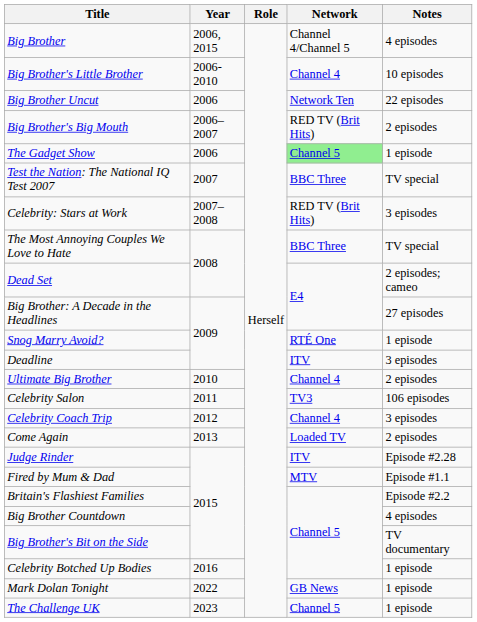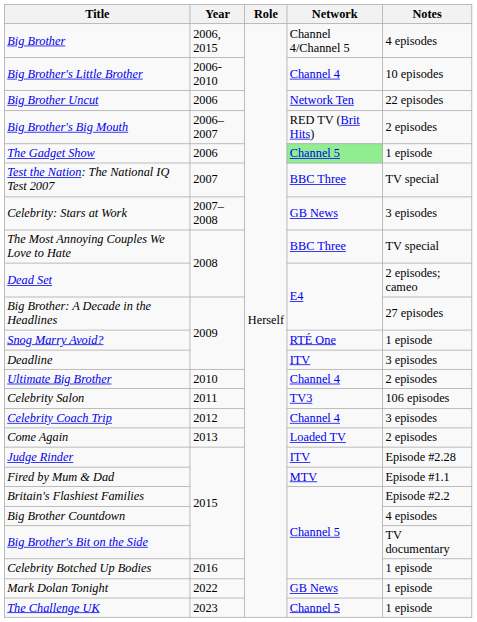(325, 213) RED TV (Brit Hits) -> (314, 213) GB News
